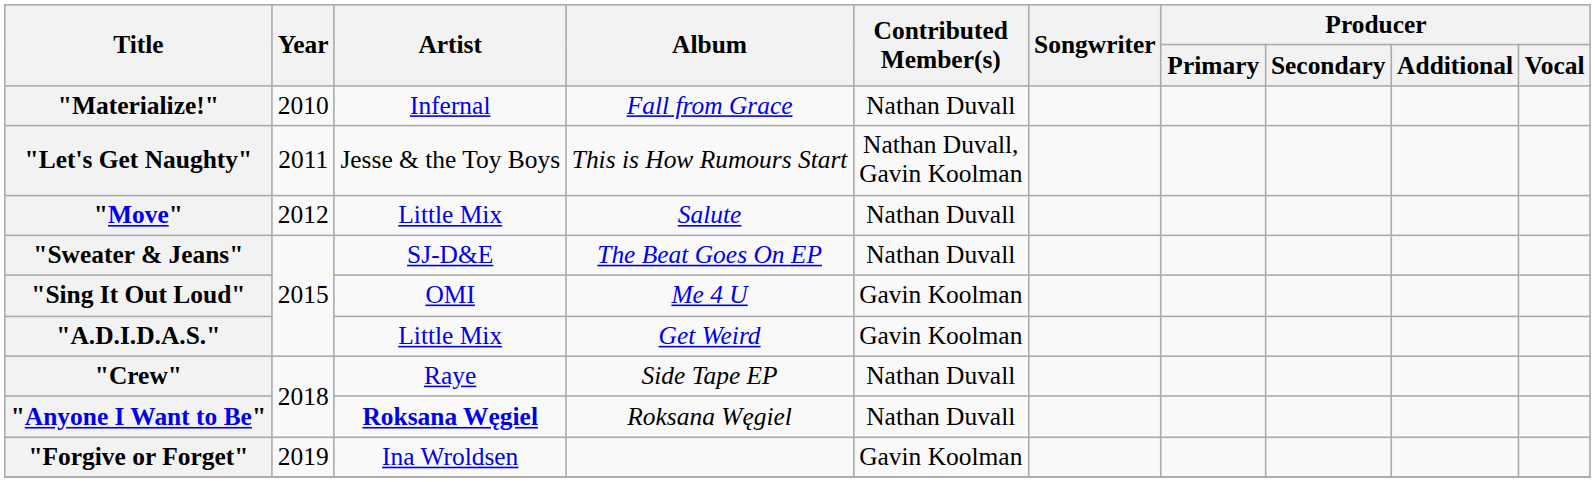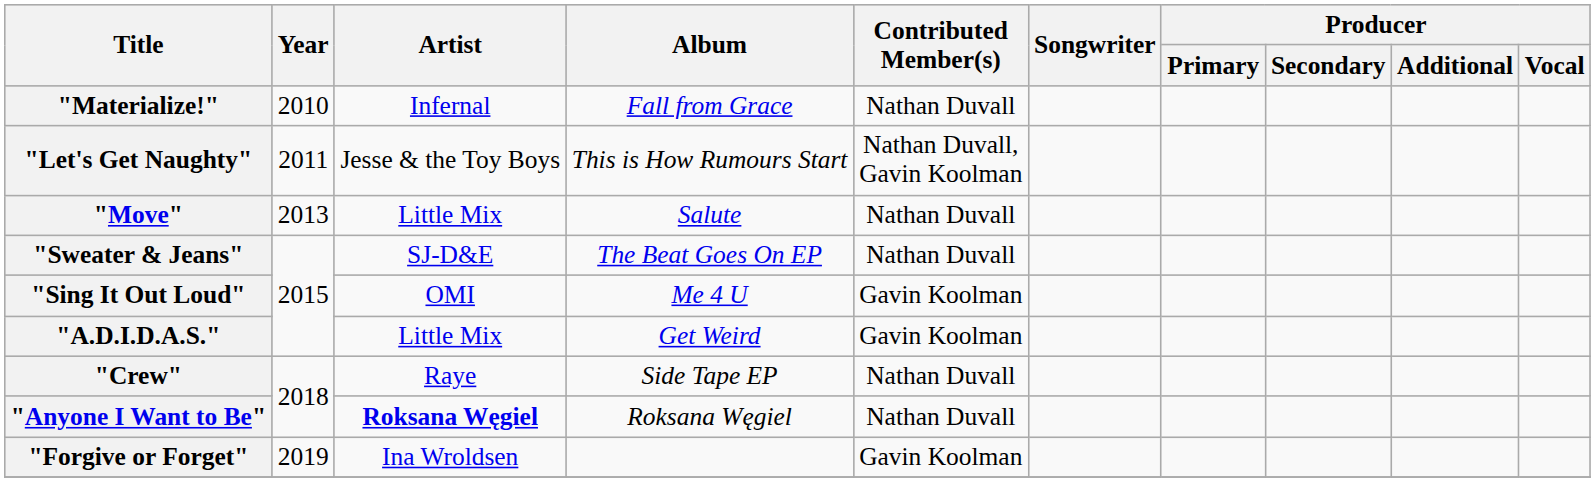(303, 214) 2012 -> (303, 214) 2013
